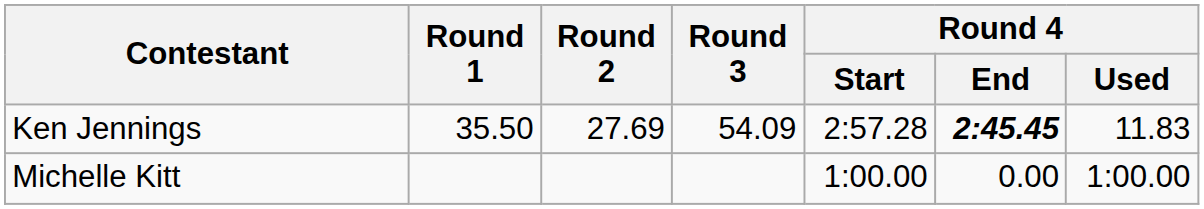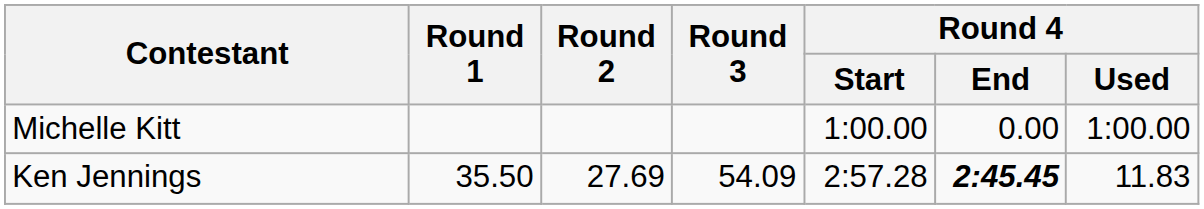rows swapped: (107, 128) <-> (96, 177)
